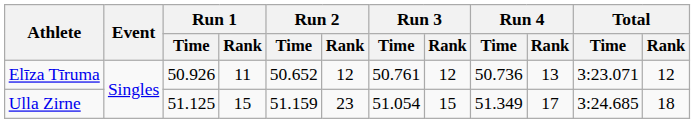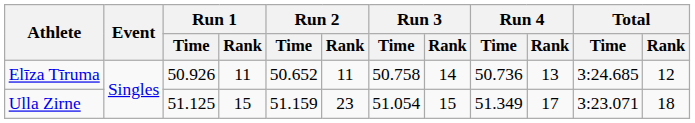(345, 75) 12 -> (345, 75) 11
(396, 75) 50.761 -> (396, 75) 50.758
(448, 75) 12 -> (448, 75) 14
(608, 75) 3:23.071 -> (608, 75) 3:24.685
(608, 103) 3:24.685 -> (608, 103) 3:23.071
